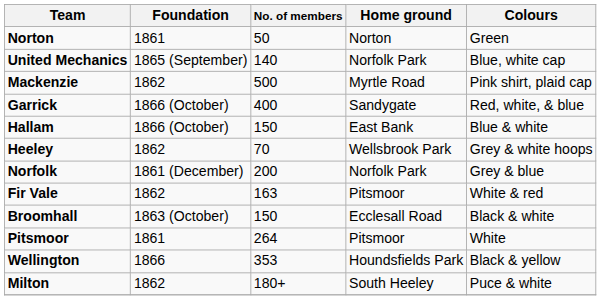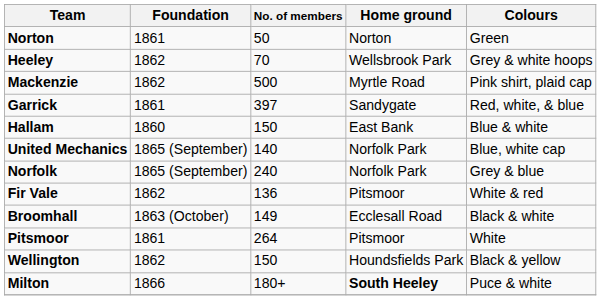rows swapped: (68, 60) <-> (30, 149)
(181, 104) 1866 (October) -> (150, 104) 1861
(266, 104) 400 -> (266, 104) 397
(181, 127) 1866 (October) -> (150, 127) 1860
(189, 171) 1861 (December) -> (191, 171) 1865 (September)
(266, 171) 200 -> (266, 171) 240
(266, 194) 163 -> (266, 194) 136
(266, 216) 150 -> (266, 216) 149
(150, 261) 1866 -> (150, 261) 1862
(266, 261) 353 -> (266, 261) 150
(150, 283) 1862 -> (150, 283) 1866
(391, 283) normal -> (394, 283) bold
